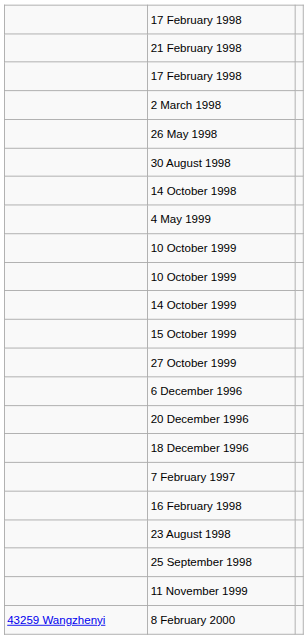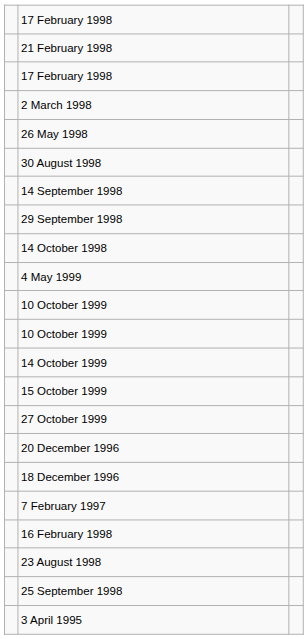+ row: (11, 191)
+ row: (11, 219)
- row: (76, 391)
- row: (76, 591)
- row: (56, 620)
+ row: (11, 620)
